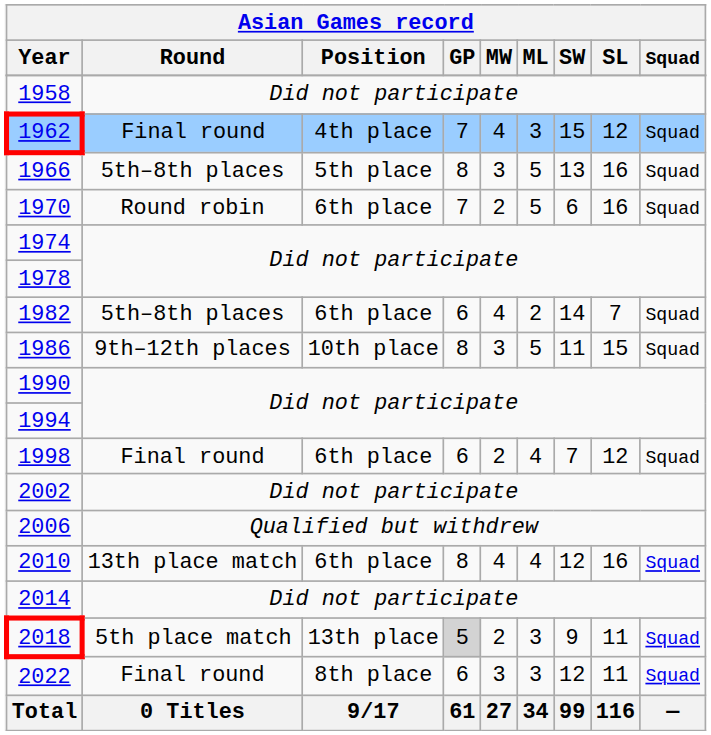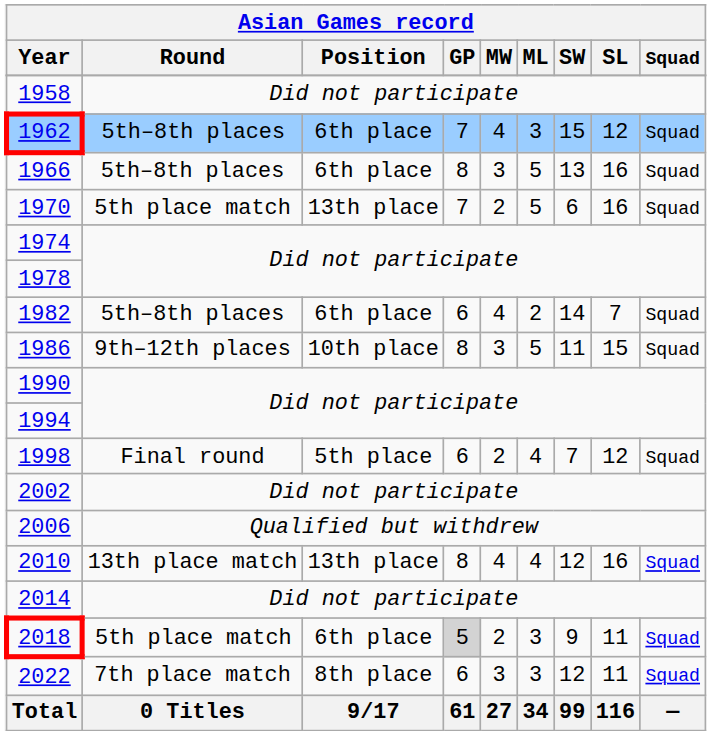(193, 133) Final round -> (193, 133) 5th–8th places
(373, 133) 4th place -> (373, 133) 6th place
(373, 171) 5th place -> (373, 171) 6th place
(193, 207) Round robin -> (193, 207) 5th place match
(373, 207) 6th place -> (373, 207) 13th place
(373, 456) 6th place -> (373, 456) 5th place
(373, 563) 6th place -> (373, 563) 13th place
(373, 638) 13th place -> (373, 638) 6th place
(193, 676) Final round -> (193, 676) 7th place match
